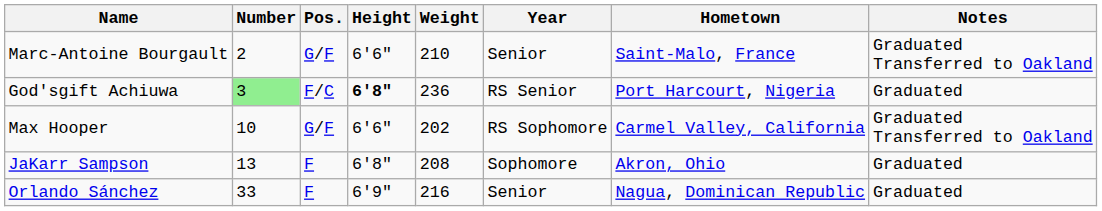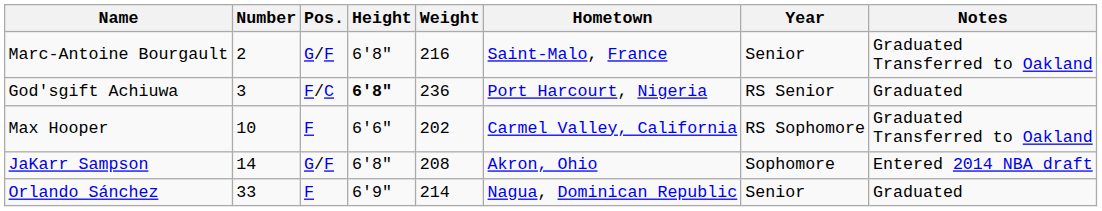columns swapped: (548, 18) <-> (740, 18)
(372, 55) 6'6" -> (372, 55) 6'8"
(435, 55) 210 -> (435, 55) 216
(241, 92) lightgreen background -> (241, 92) no background
(319, 128) G/F -> (309, 128) F
(246, 165) 13 -> (246, 165) 14
(309, 165) F -> (319, 165) G/F
(918, 165) Graduated -> (983, 165) Entered 2014 NBA draft
(435, 192) 216 -> (435, 192) 214
